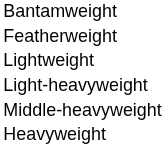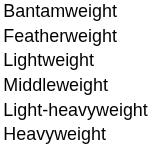+ row: (56, 85)
- row: (83, 109)
